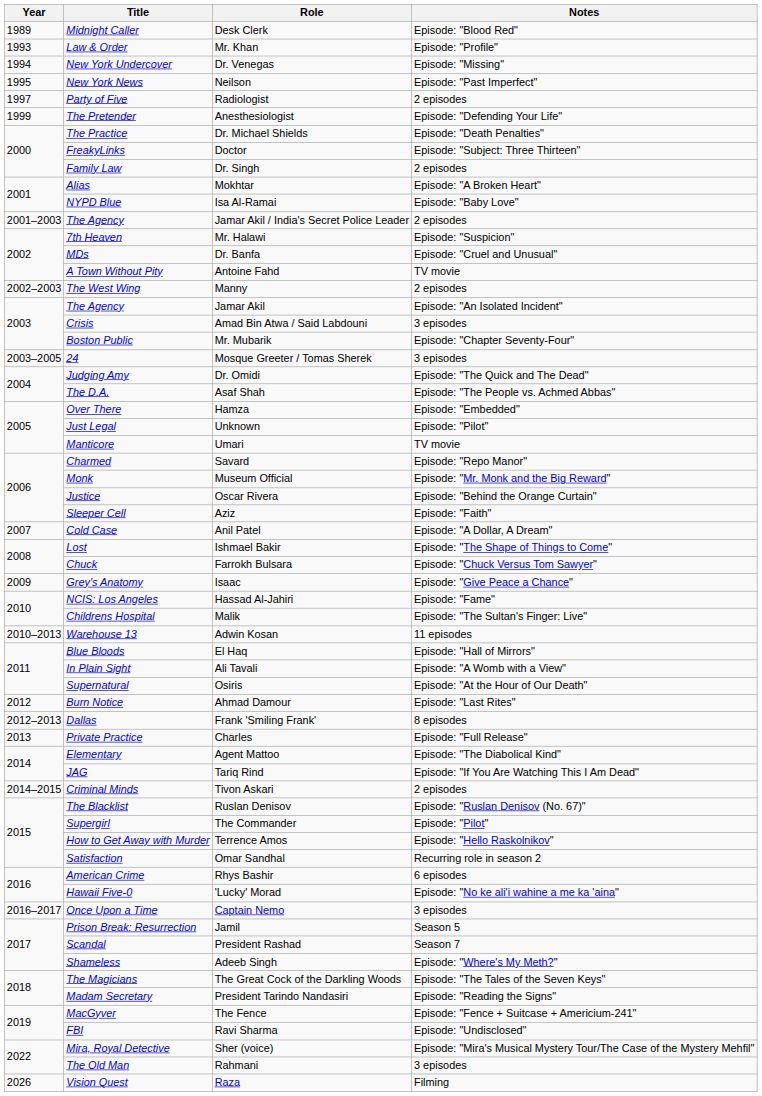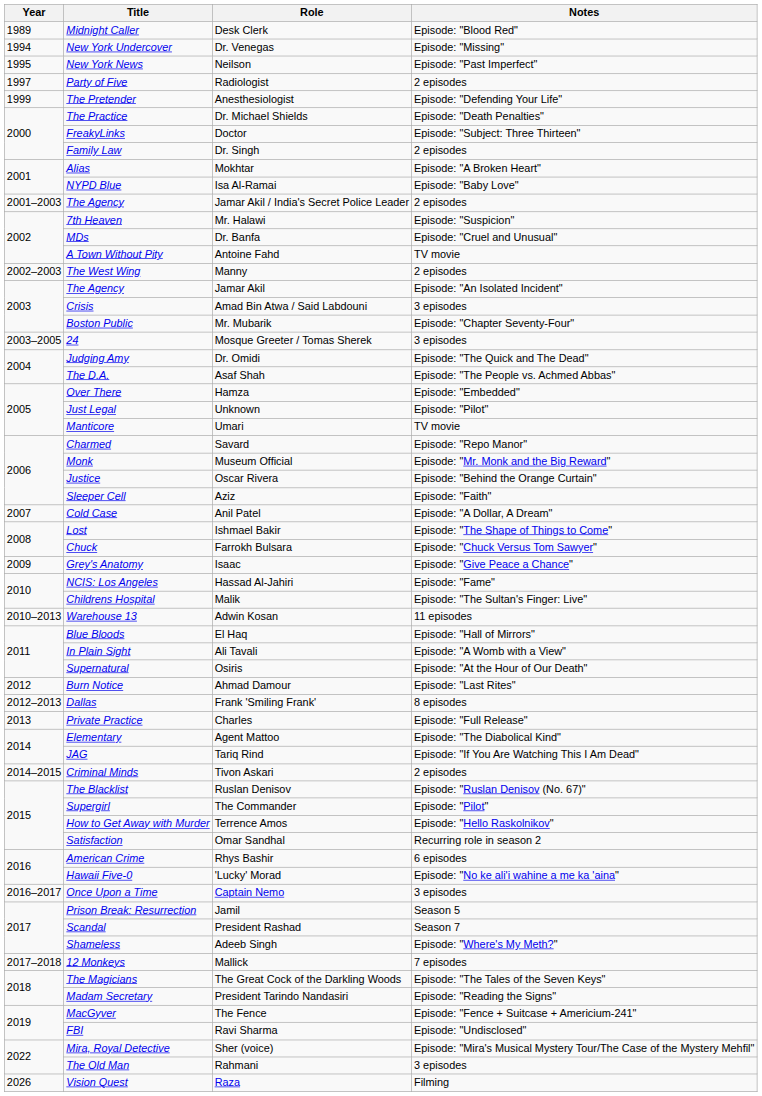- row: (236, 47)
+ row: (231, 962)
